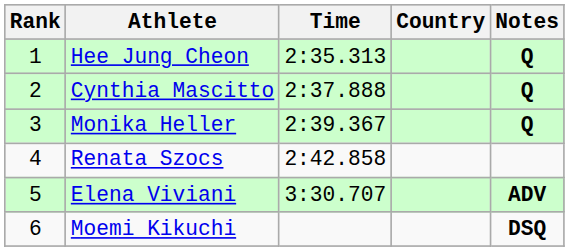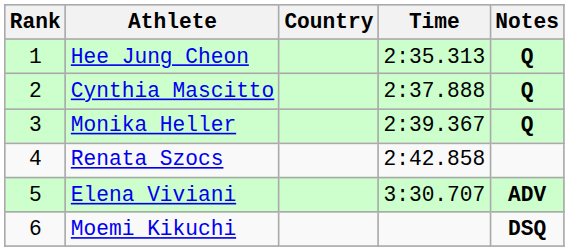columns swapped: (441, 22) <-> (335, 22)
